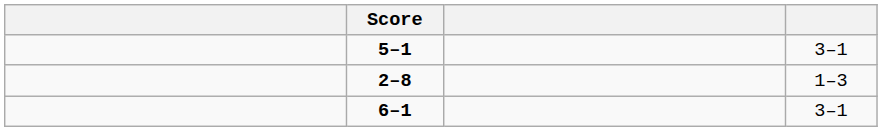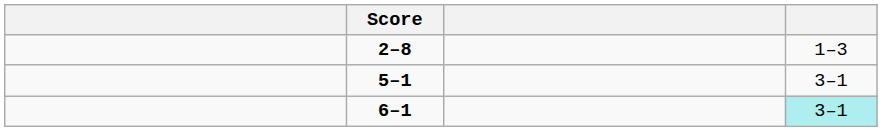rows swapped: (395, 80) <-> (395, 50)
(831, 111) no background -> (831, 111) paleturquoise background
